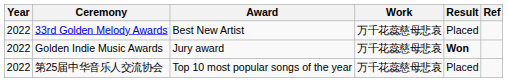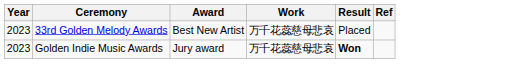(19, 30) 2022 -> (19, 30) 2023
(19, 49) 2022 -> (19, 49) 2023
- row: (99, 67)
